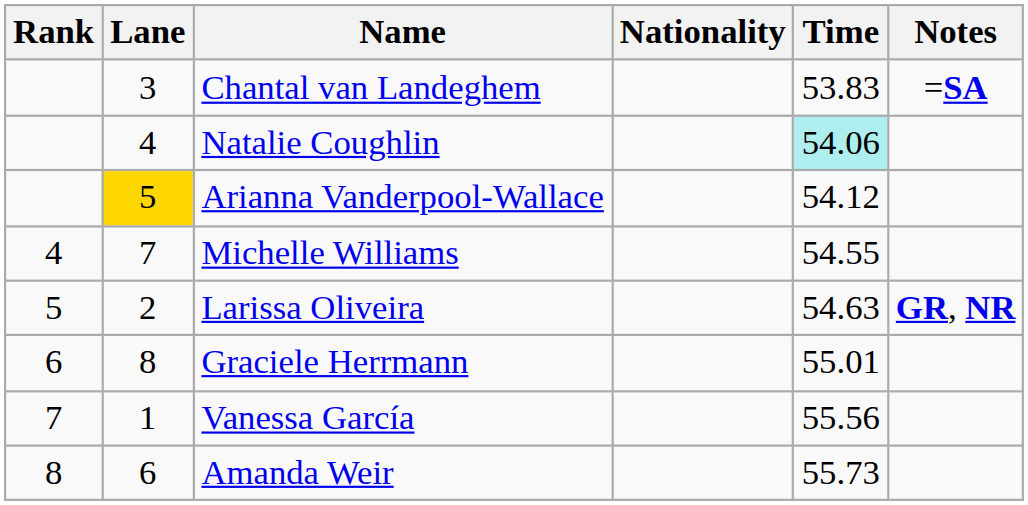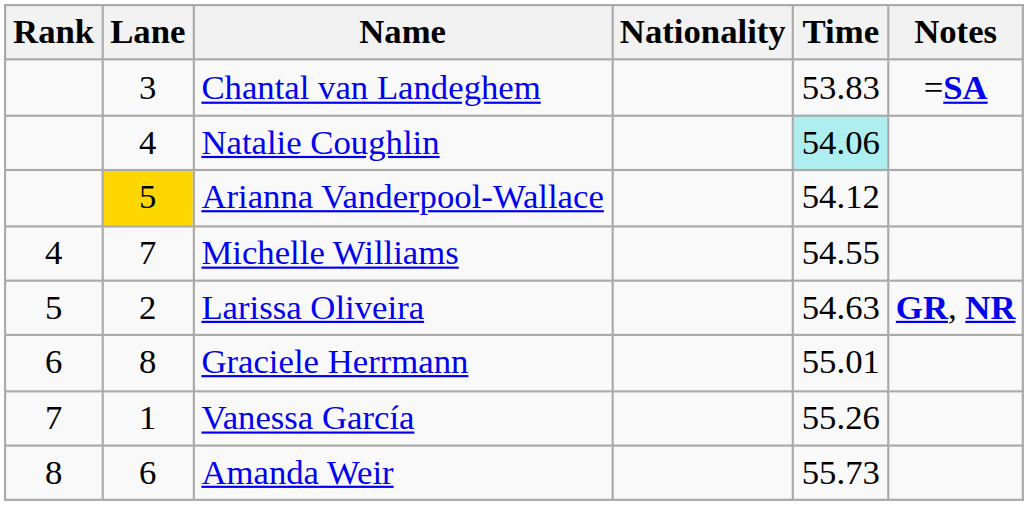(841, 417) 55.56 -> (841, 417) 55.26
